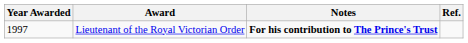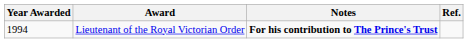(17, 29) 1997 -> (17, 29) 1994
